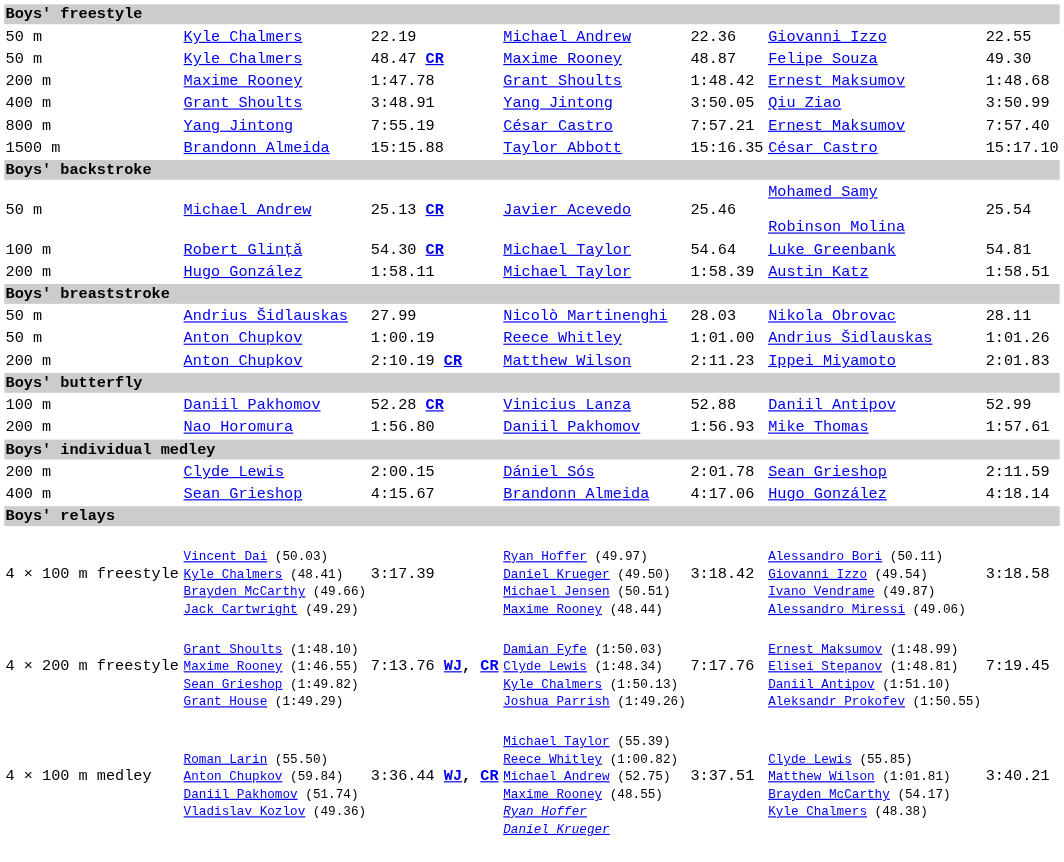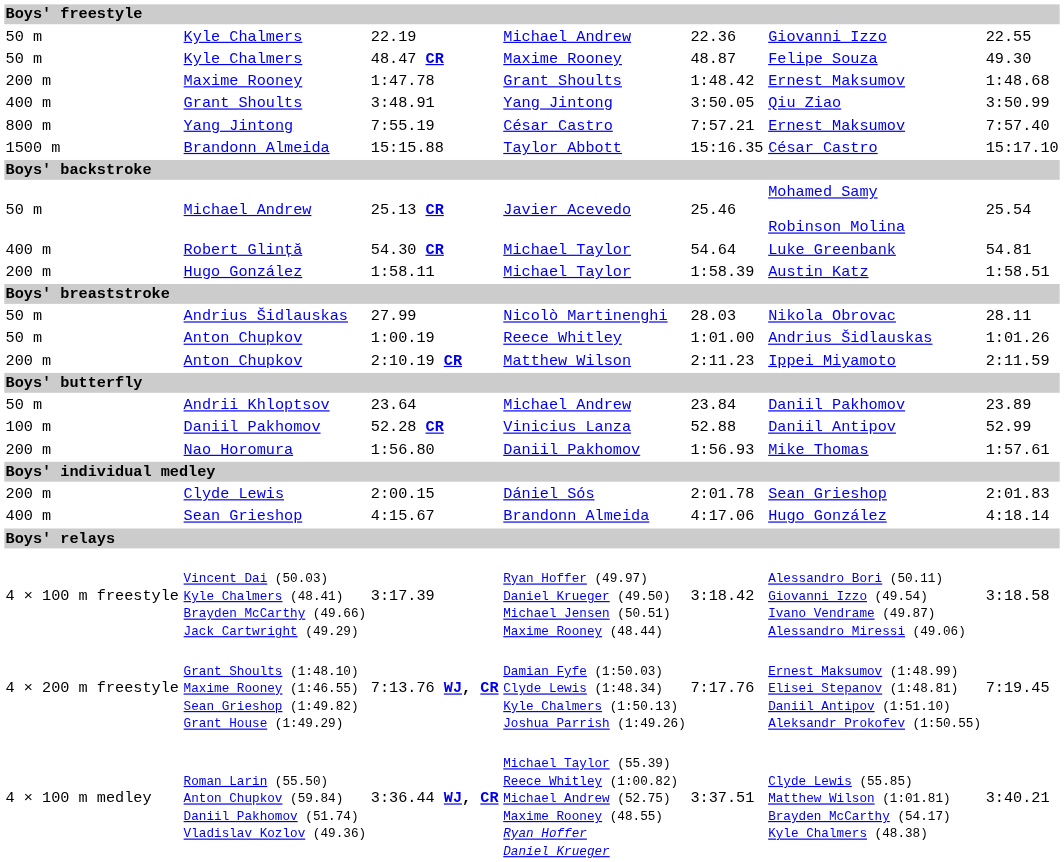(28, 249) 100 m -> (28, 249) 400 m
(1018, 361) 2:01.83 -> (1018, 361) 2:11.59
+ row: (257, 405)
(1018, 472) 2:11.59 -> (1018, 494) 2:01.83
